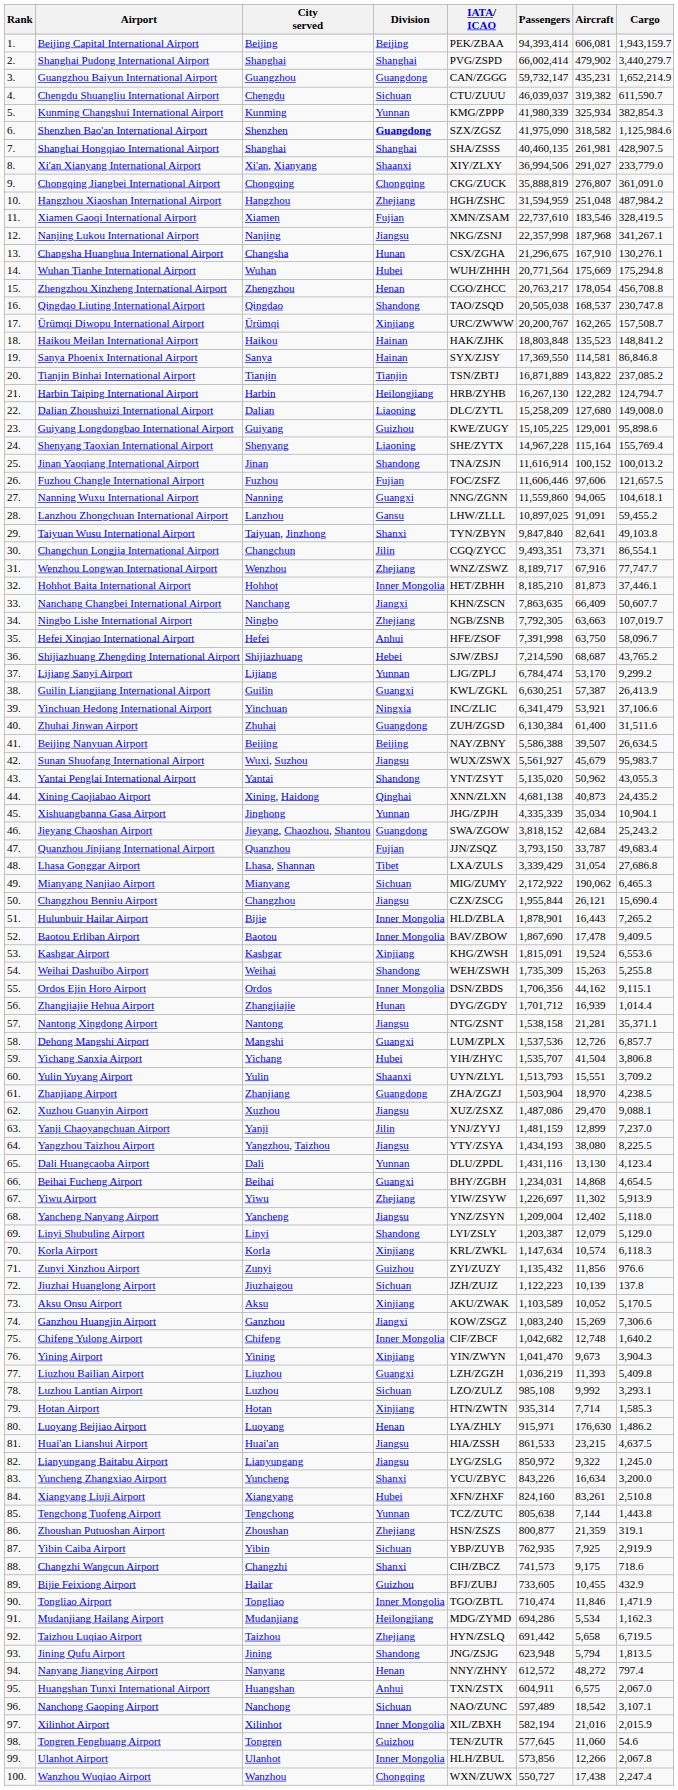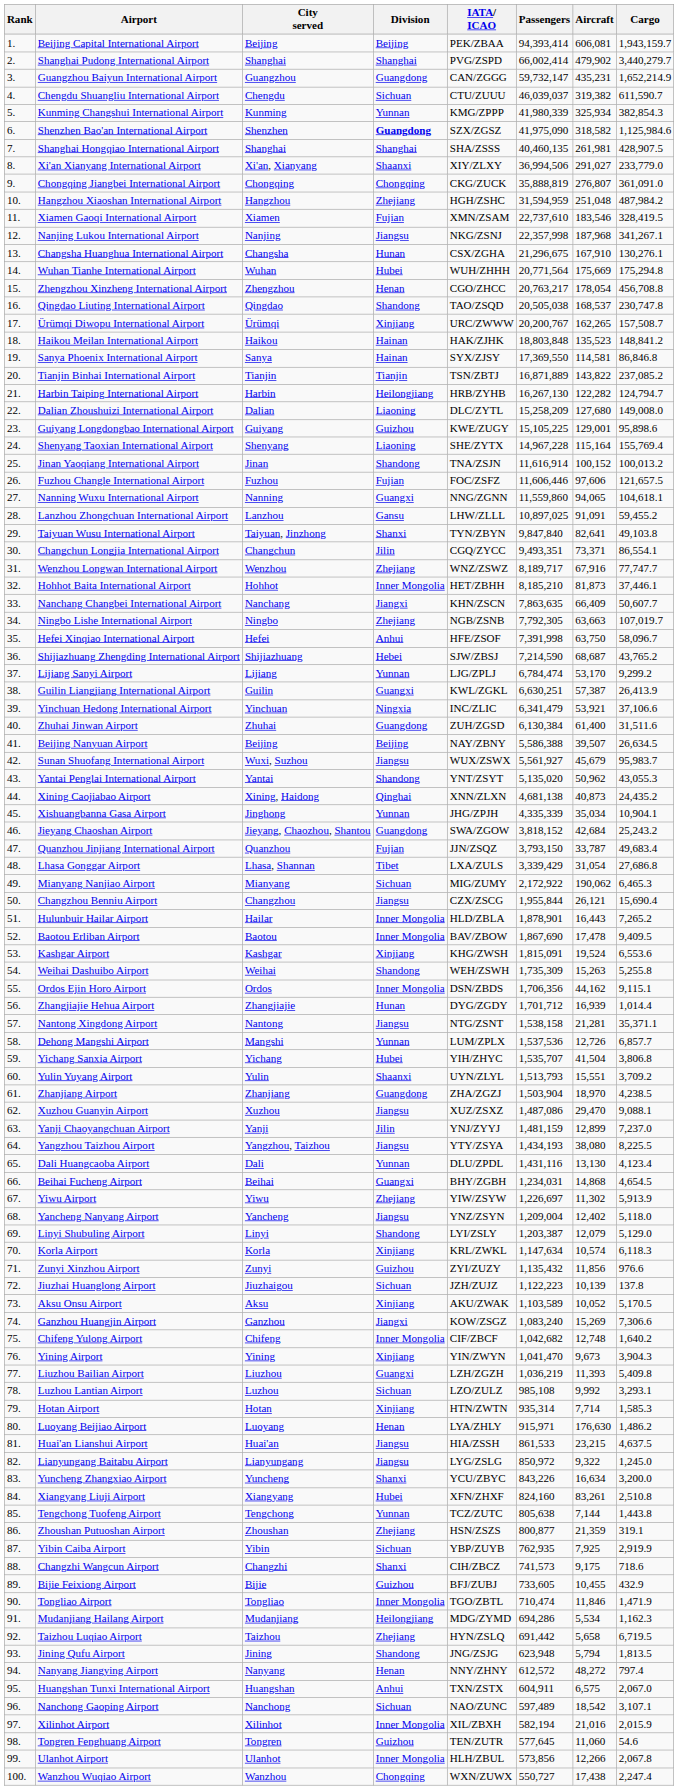(256, 918) Bijie -> (259, 918) Hailar
(395, 1041) Guangxi -> (393, 1041) Yunnan
(259, 1583) Hailar -> (256, 1583) Bijie
